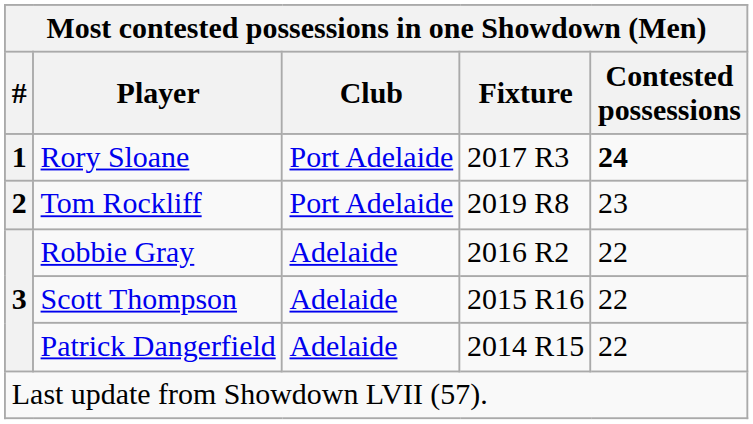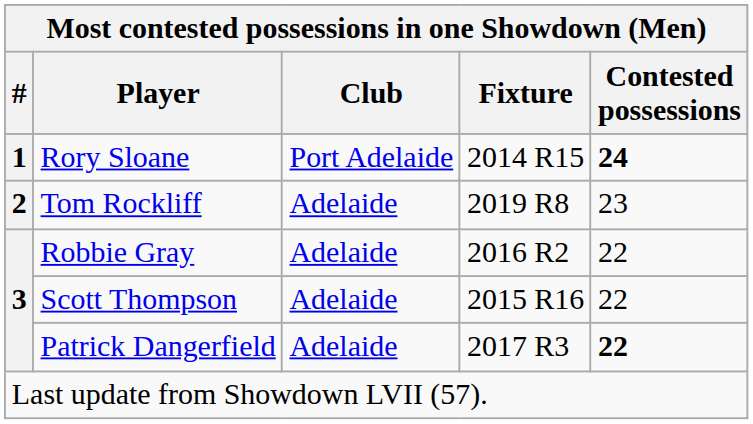(518, 156) 2017 R3 -> (526, 156) 2014 R15
(371, 204) Port Adelaide -> (343, 204) Adelaide
(526, 346) 2014 R15 -> (518, 346) 2017 R3
(613, 346) normal -> (613, 346) bold
